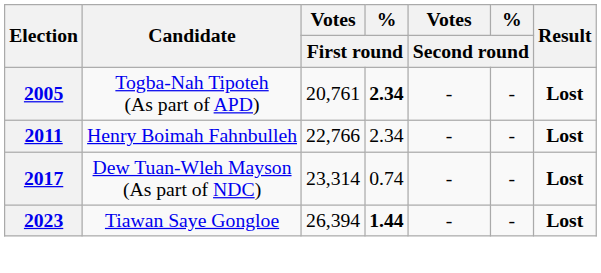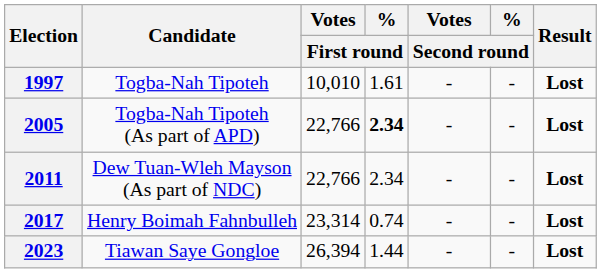+ row: (44, 82)
(333, 93) 20,761 -> (333, 124) 22,766
(192, 135) Henry Boimah Fahnbulleh -> (192, 178) Dew Tuan-Wleh Mayson (As part of NDC)
(192, 178) Dew Tuan-Wleh Mayson (As part of NDC) -> (192, 220) Henry Boimah Fahnbulleh
(386, 220) bold -> (386, 251) normal
